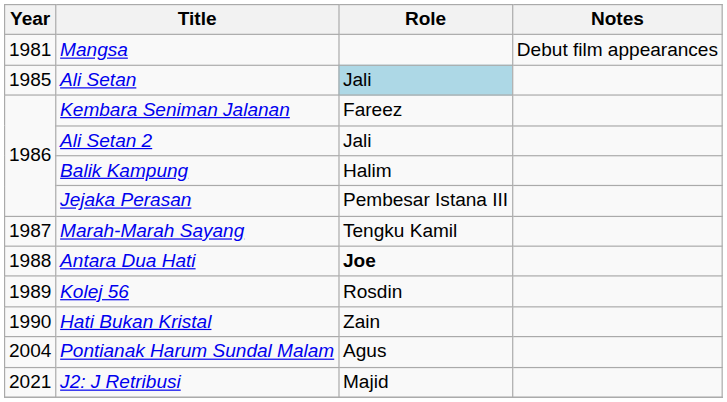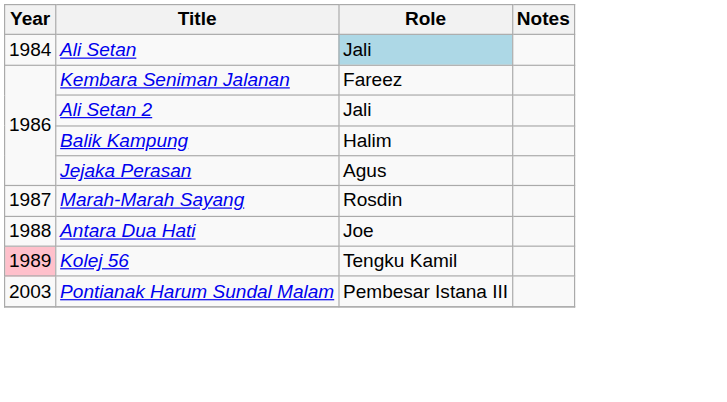- row: (94, 49)
(30, 79) 1985 -> (30, 49) 1984
(426, 200) Pembesar Istana III -> (365, 170) Agus
(400, 230) Tengku Kamil -> (373, 200) Rosdin
(359, 261) bold -> (358, 230) normal
(30, 291) no background -> (30, 261) pink background
(373, 291) Rosdin -> (400, 261) Tengku Kamil
- row: (136, 321)
(30, 351) 2004 -> (30, 291) 2003
(365, 351) Agus -> (426, 291) Pembesar Istana III
- row: (120, 381)
